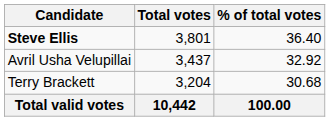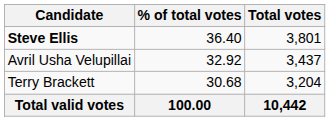columns swapped: (174, 15) <-> (269, 15)
